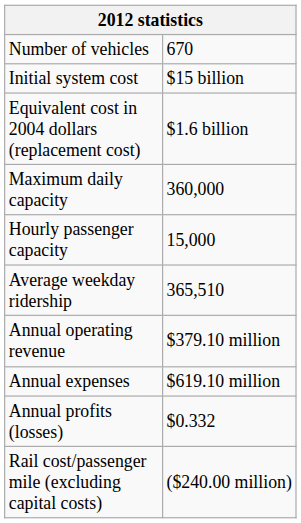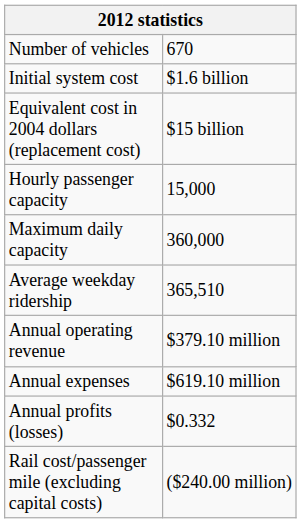(205, 78) $15 billion -> (207, 78) $1.6 billion
(207, 128) $1.6 billion -> (205, 128) $15 billion
rows swapped: (71, 240) <-> (66, 189)
